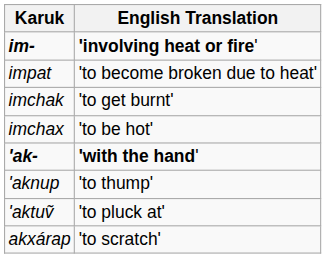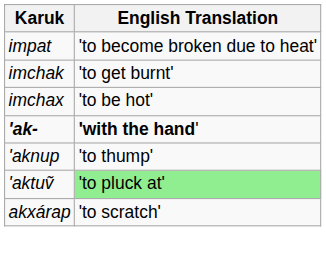- row: (22, 45)
(122, 211) no background -> (122, 184) lightgreen background
